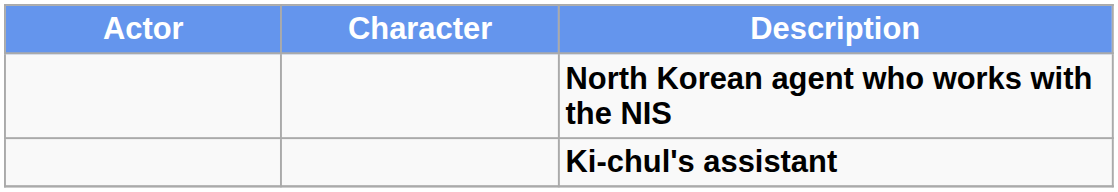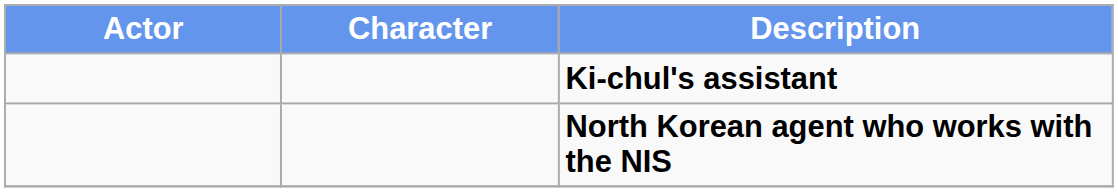rows swapped: (701, 161) <-> (829, 95)
